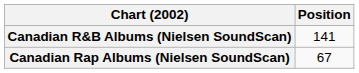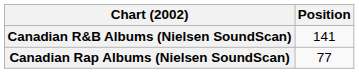(324, 57) 67 -> (324, 57) 77
